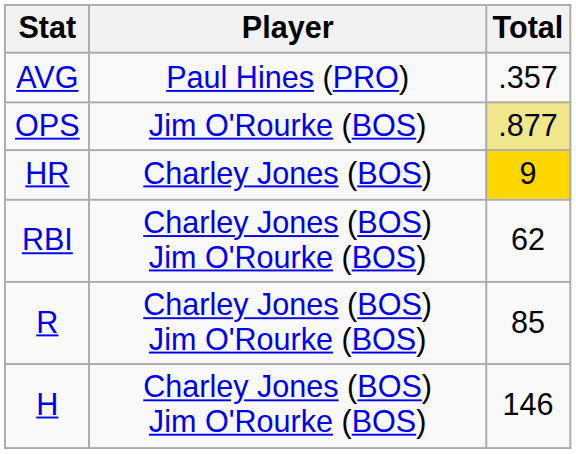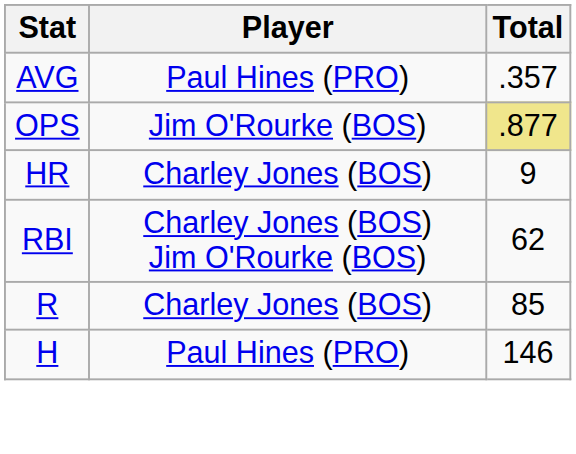(528, 174) gold background -> (528, 174) no background
(288, 322) Charley Jones (BOS) Jim O'Rourke (BOS) -> (288, 305) Charley Jones (BOS)
(288, 405) Charley Jones (BOS) Jim O'Rourke (BOS) -> (288, 353) Paul Hines (PRO)
